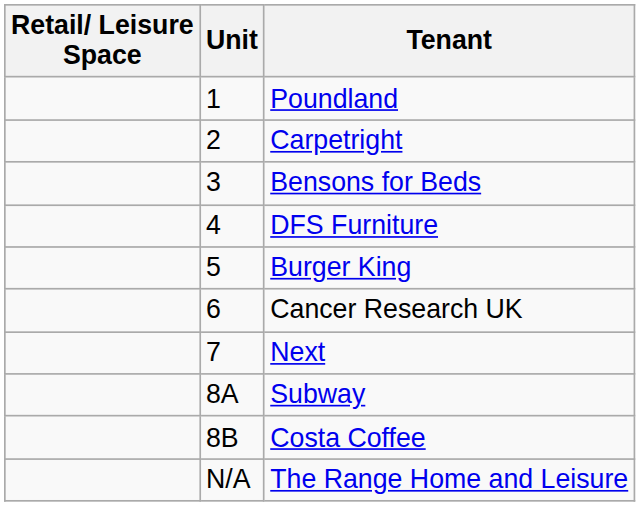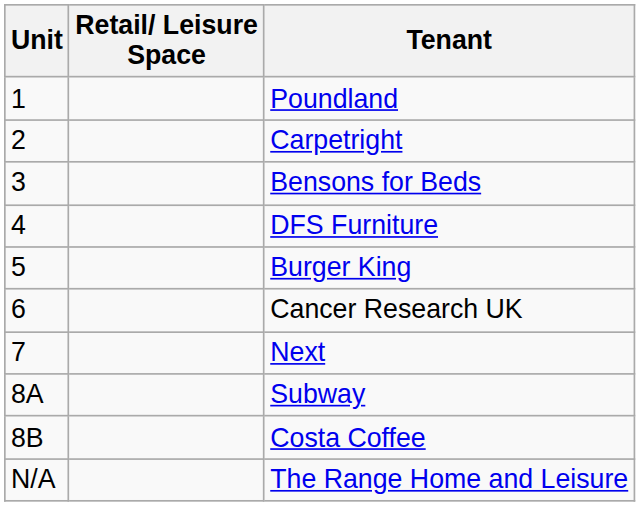columns swapped: (232, 40) <-> (102, 40)
